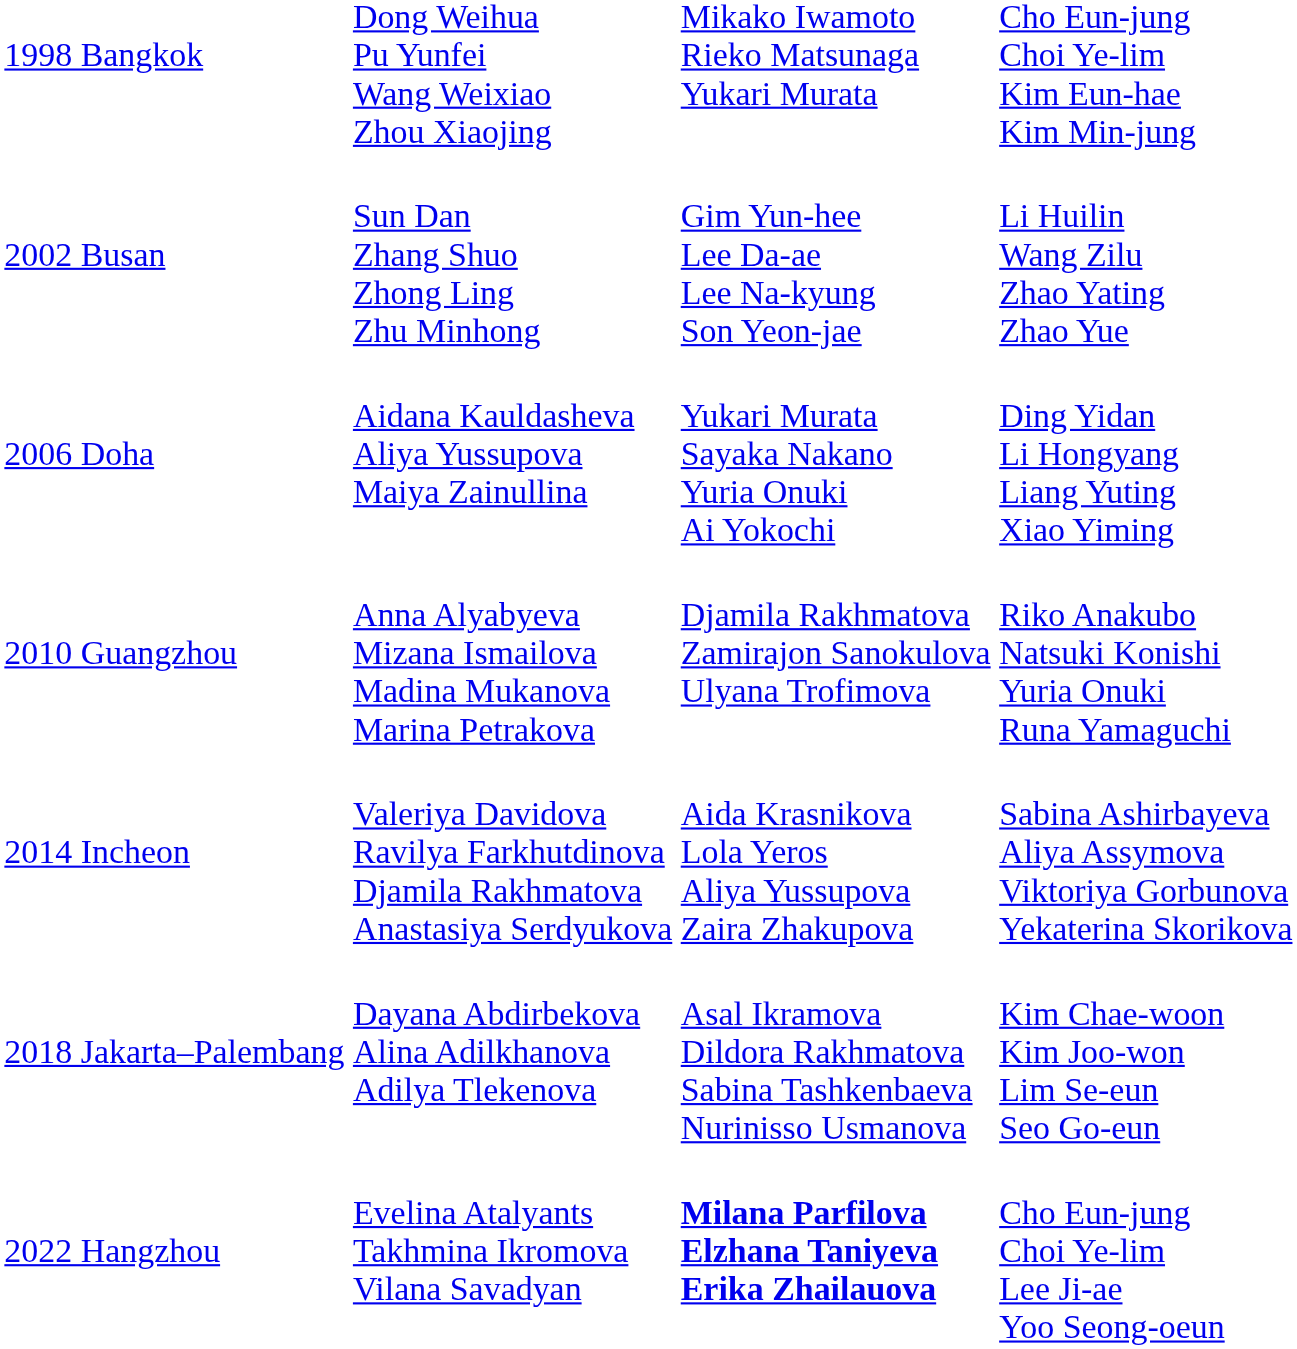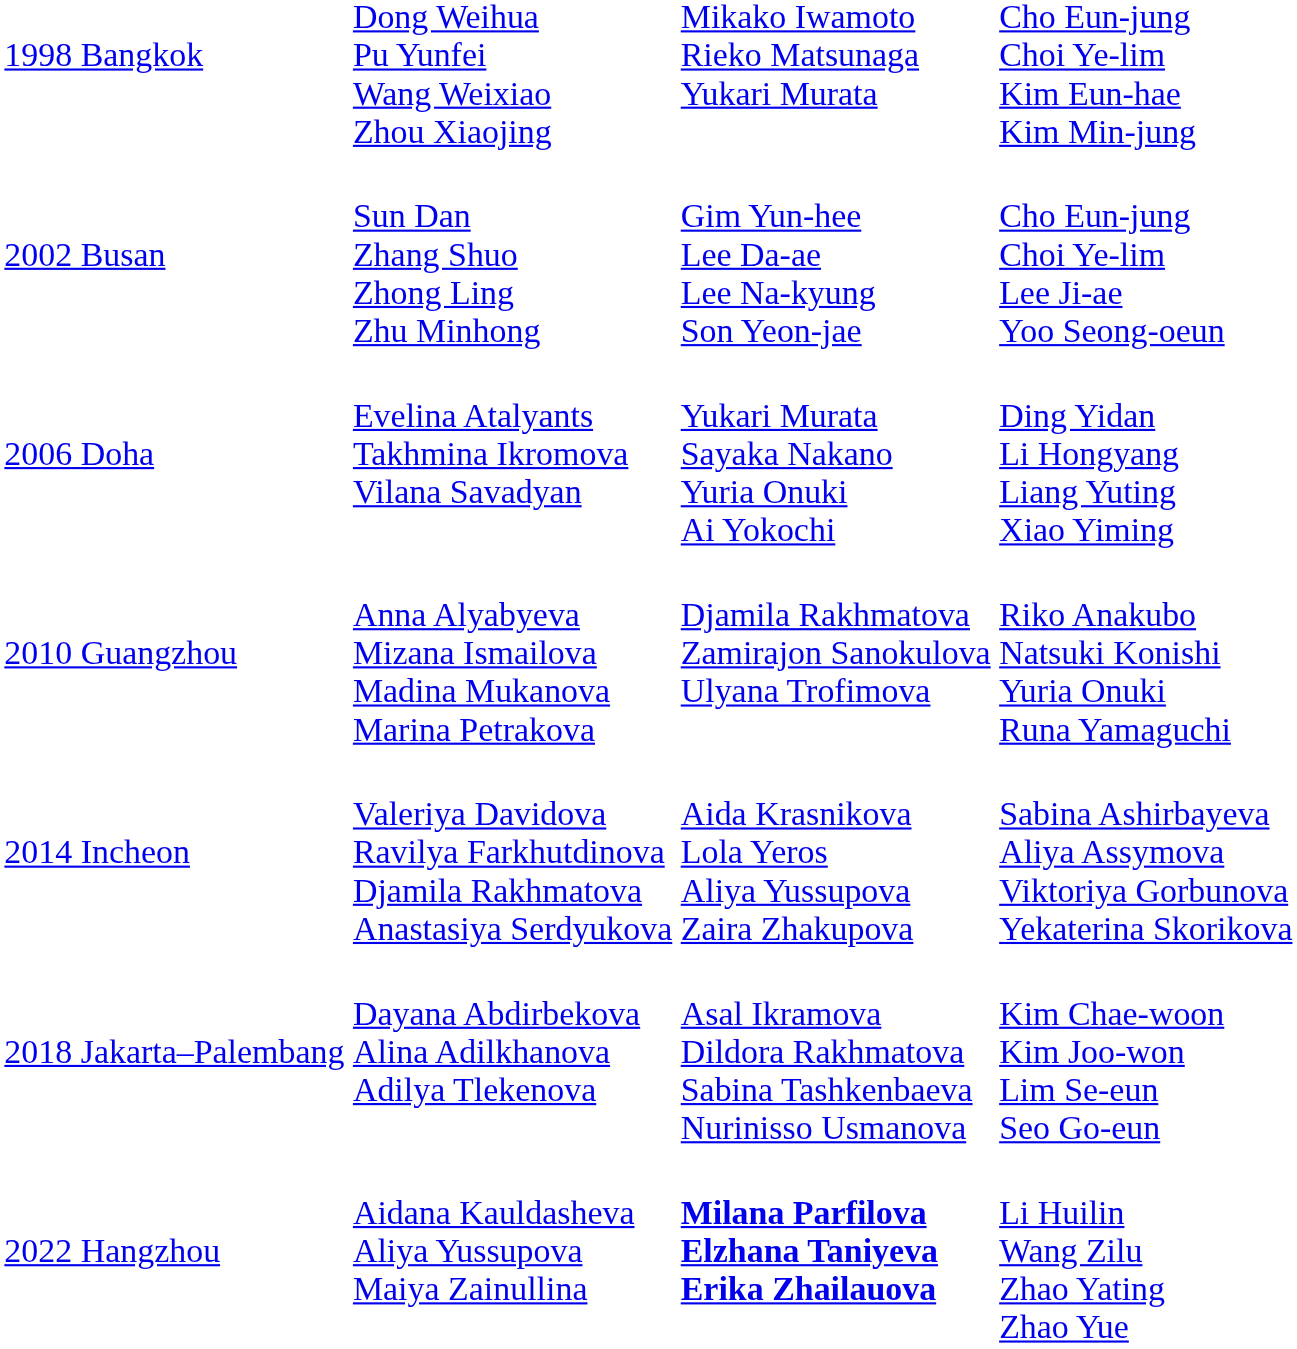(1082, 273) Li Huilin Wang Zilu Zhao Yating Zhao Yue -> (1112, 273) Cho Eun-jung Choi Ye-lim Lee Ji-ae Yoo Seong-oeun
(494, 453) Aidana Kauldasheva Aliya Yussupova Maiya Zainullina -> (491, 453) Evelina Atalyants Takhmina Ikromova Vilana Savadyan
(491, 1250) Evelina Atalyants Takhmina Ikromova Vilana Savadyan -> (494, 1250) Aidana Kauldasheva Aliya Yussupova Maiya Zainullina
(1112, 1269) Cho Eun-jung Choi Ye-lim Lee Ji-ae Yoo Seong-oeun -> (1082, 1269) Li Huilin Wang Zilu Zhao Yating Zhao Yue
